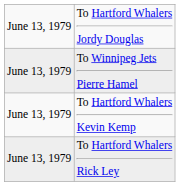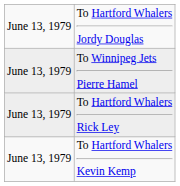rows swapped: (124, 114) <-> (124, 159)
